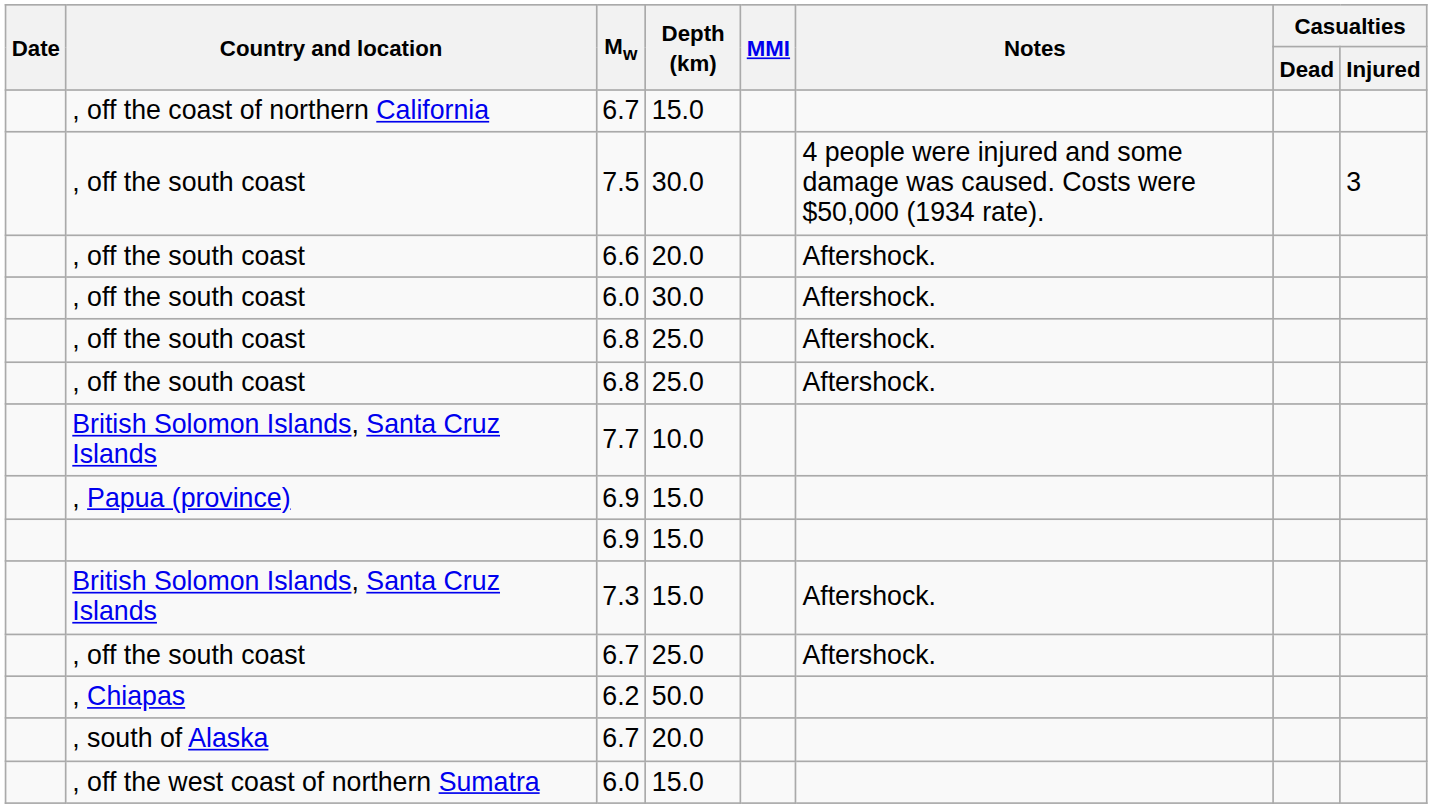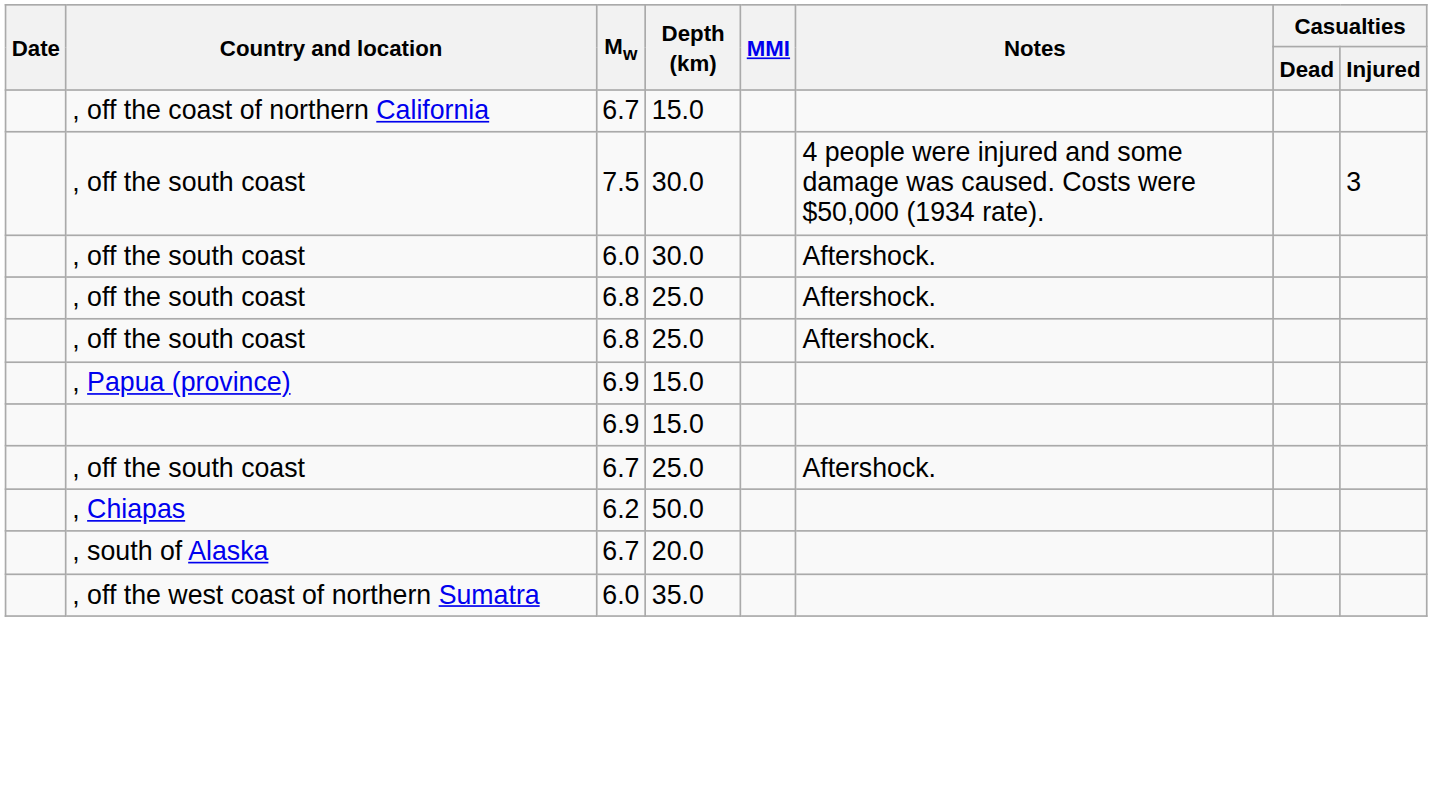- row: (189, 255)
- row: (286, 439)
- row: (286, 597)
(678, 781) 15.0 -> (678, 594) 35.0
